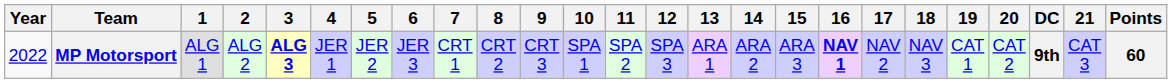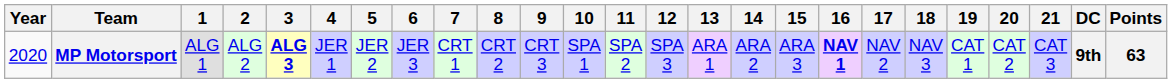columns swapped: (1085, 18) <-> (1047, 18)
(28, 55) 2022 -> (28, 55) 2020
(1136, 55) 60 -> (1136, 55) 63
